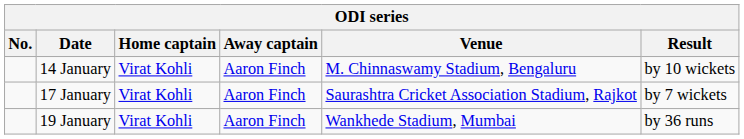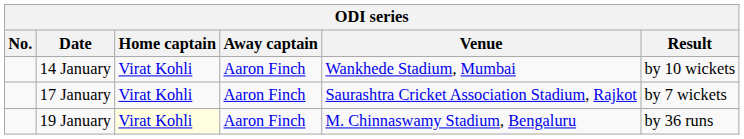(451, 69) M. Chinnaswamy Stadium, Bengaluru -> (421, 69) Wankhede Stadium, Mumbai
(155, 120) no background -> (155, 120) lightyellow background
(421, 120) Wankhede Stadium, Mumbai -> (451, 120) M. Chinnaswamy Stadium, Bengaluru
